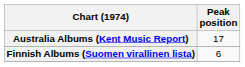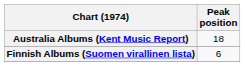(218, 38) 17 -> (218, 38) 18
